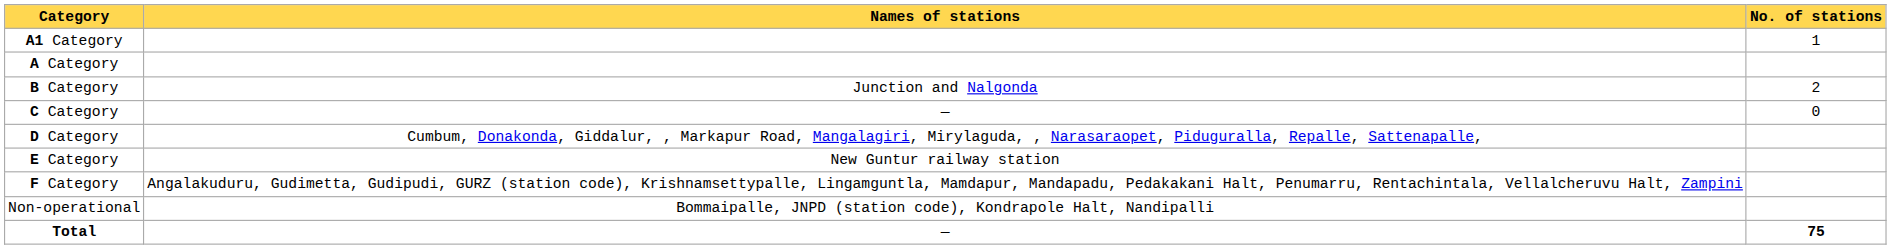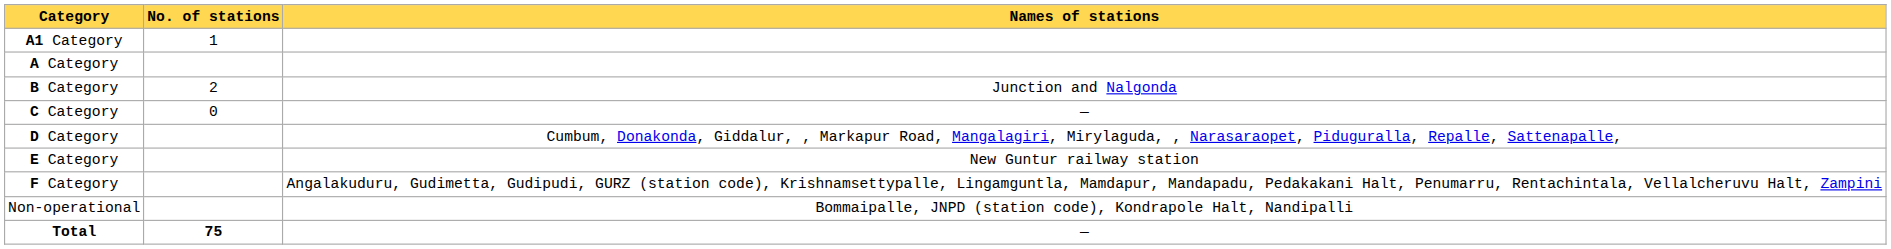columns swapped: (1816, 17) <-> (945, 17)
